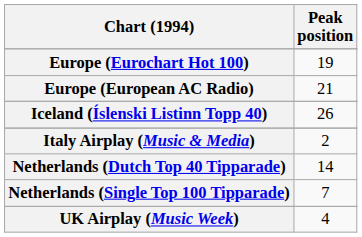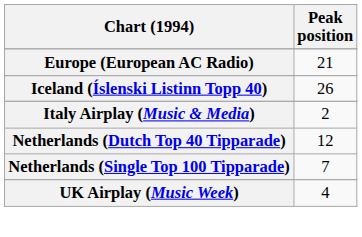- row: (149, 62)
(325, 166) 14 -> (325, 140) 12
